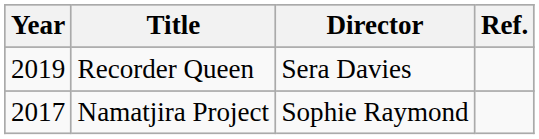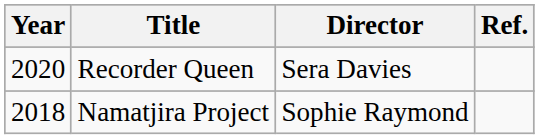(38, 68) 2019 -> (38, 68) 2020
(38, 111) 2017 -> (38, 111) 2018
